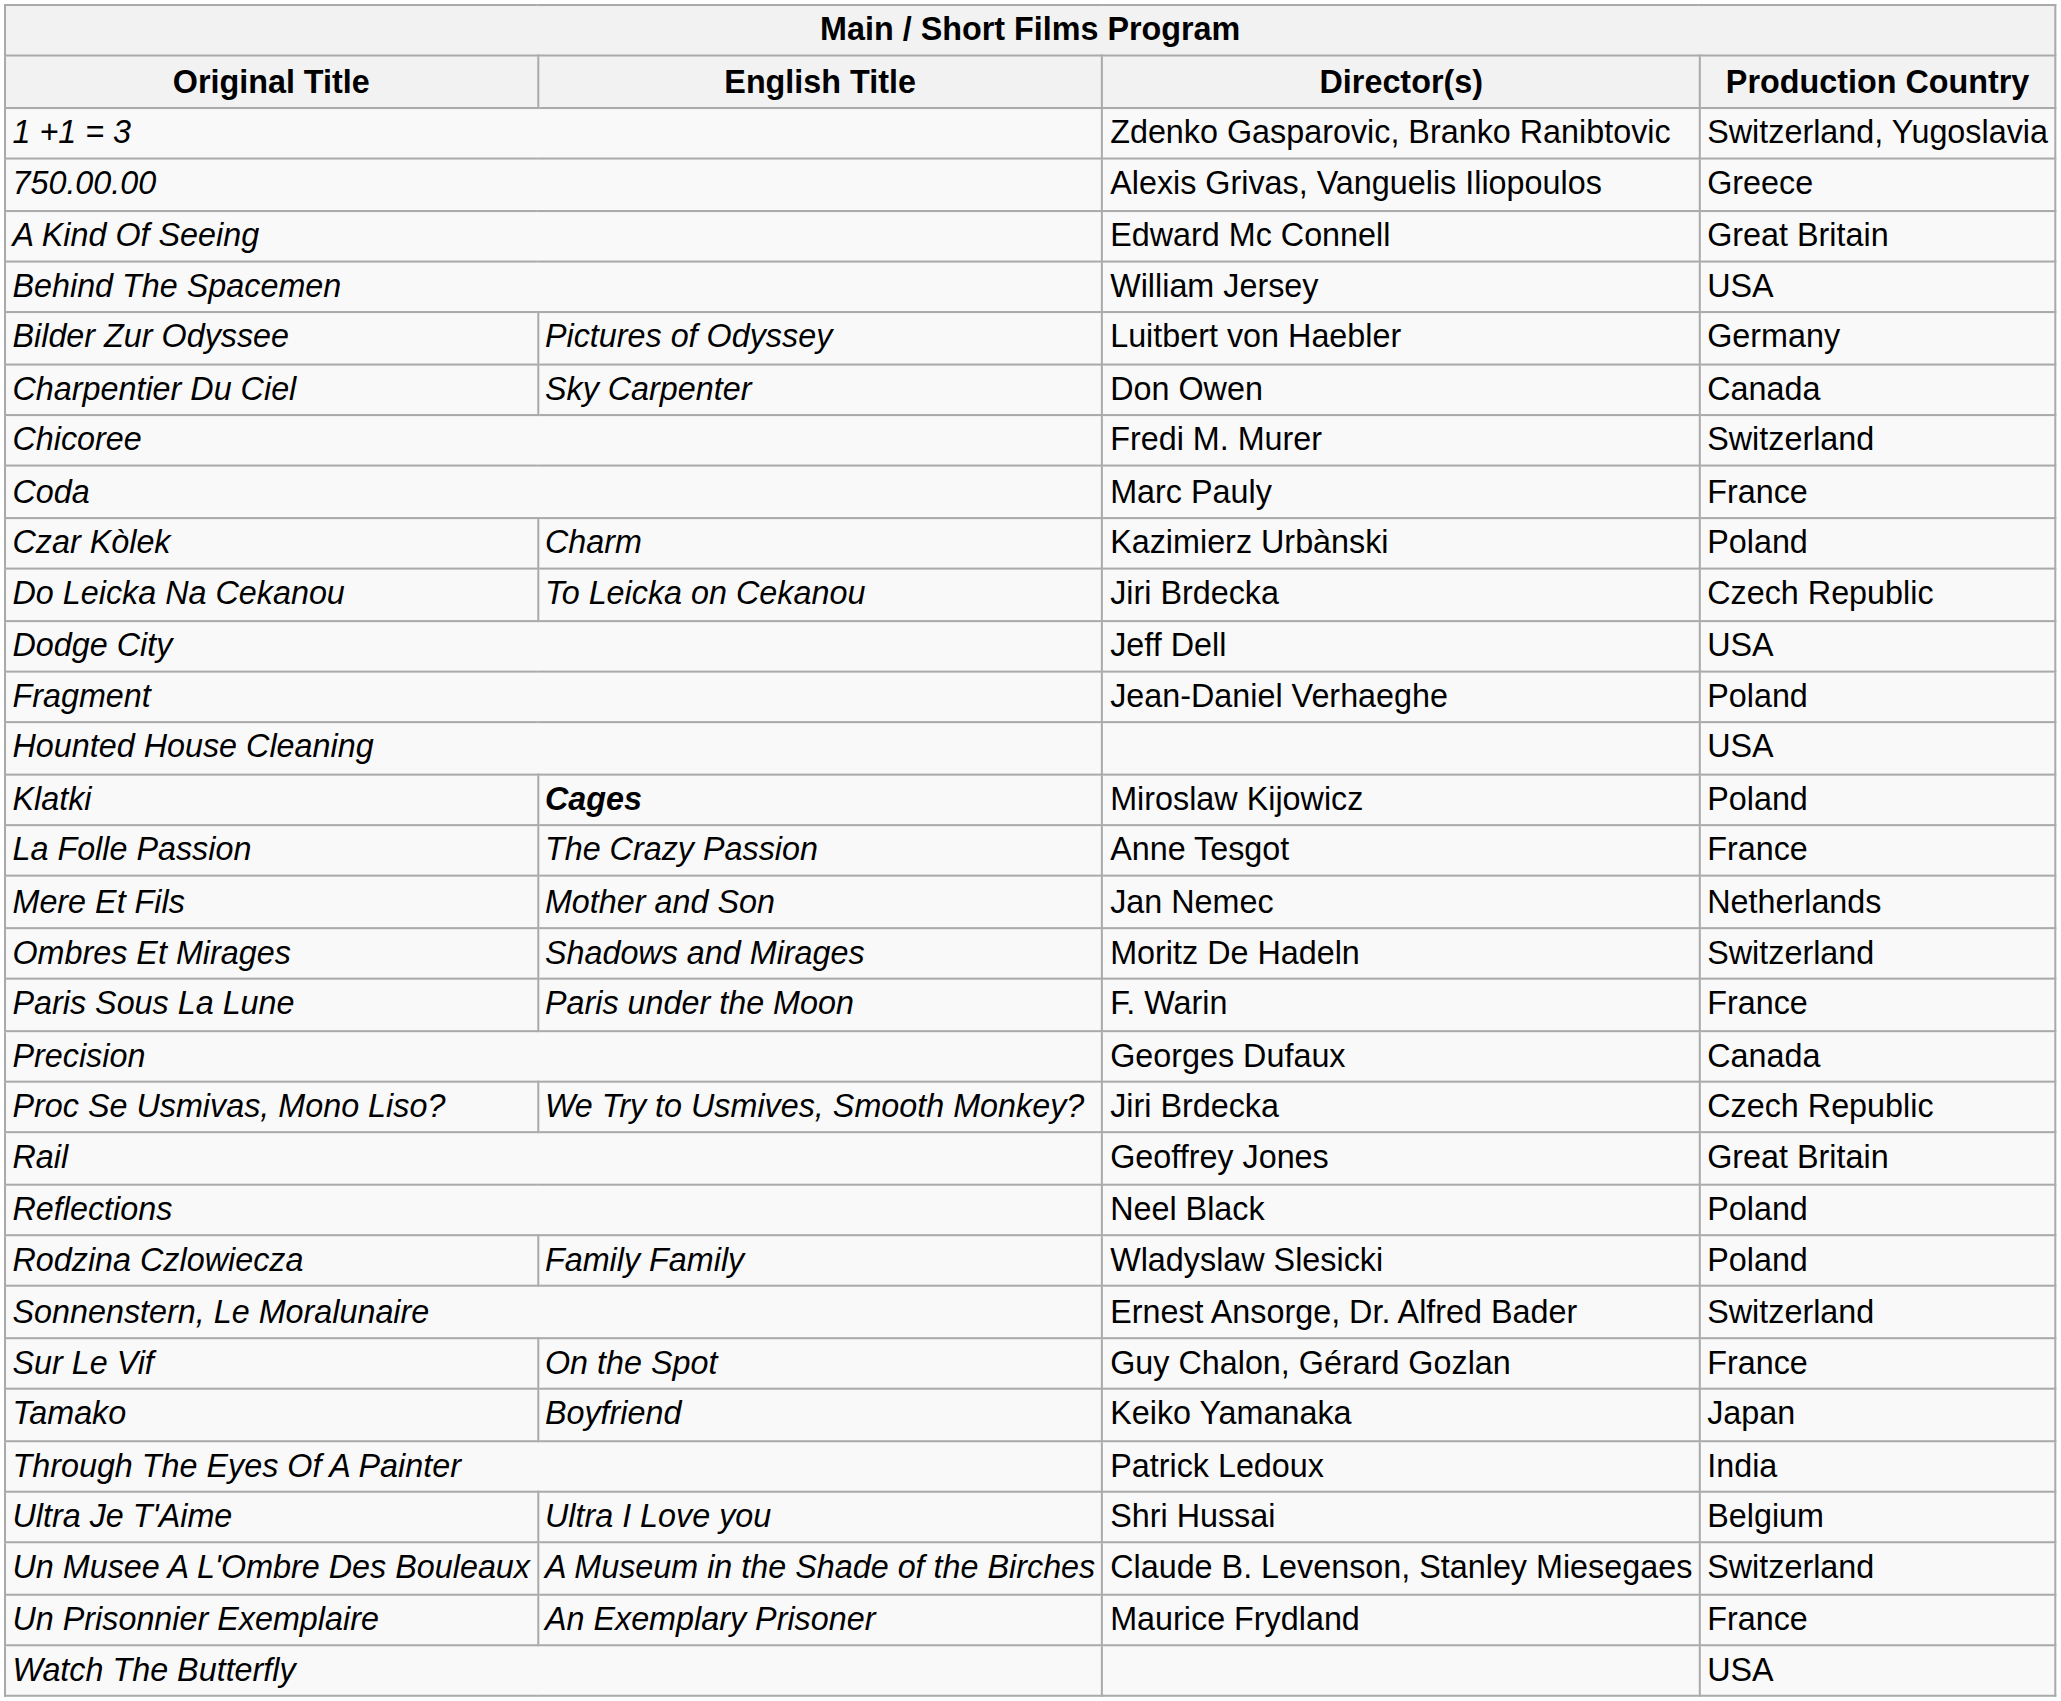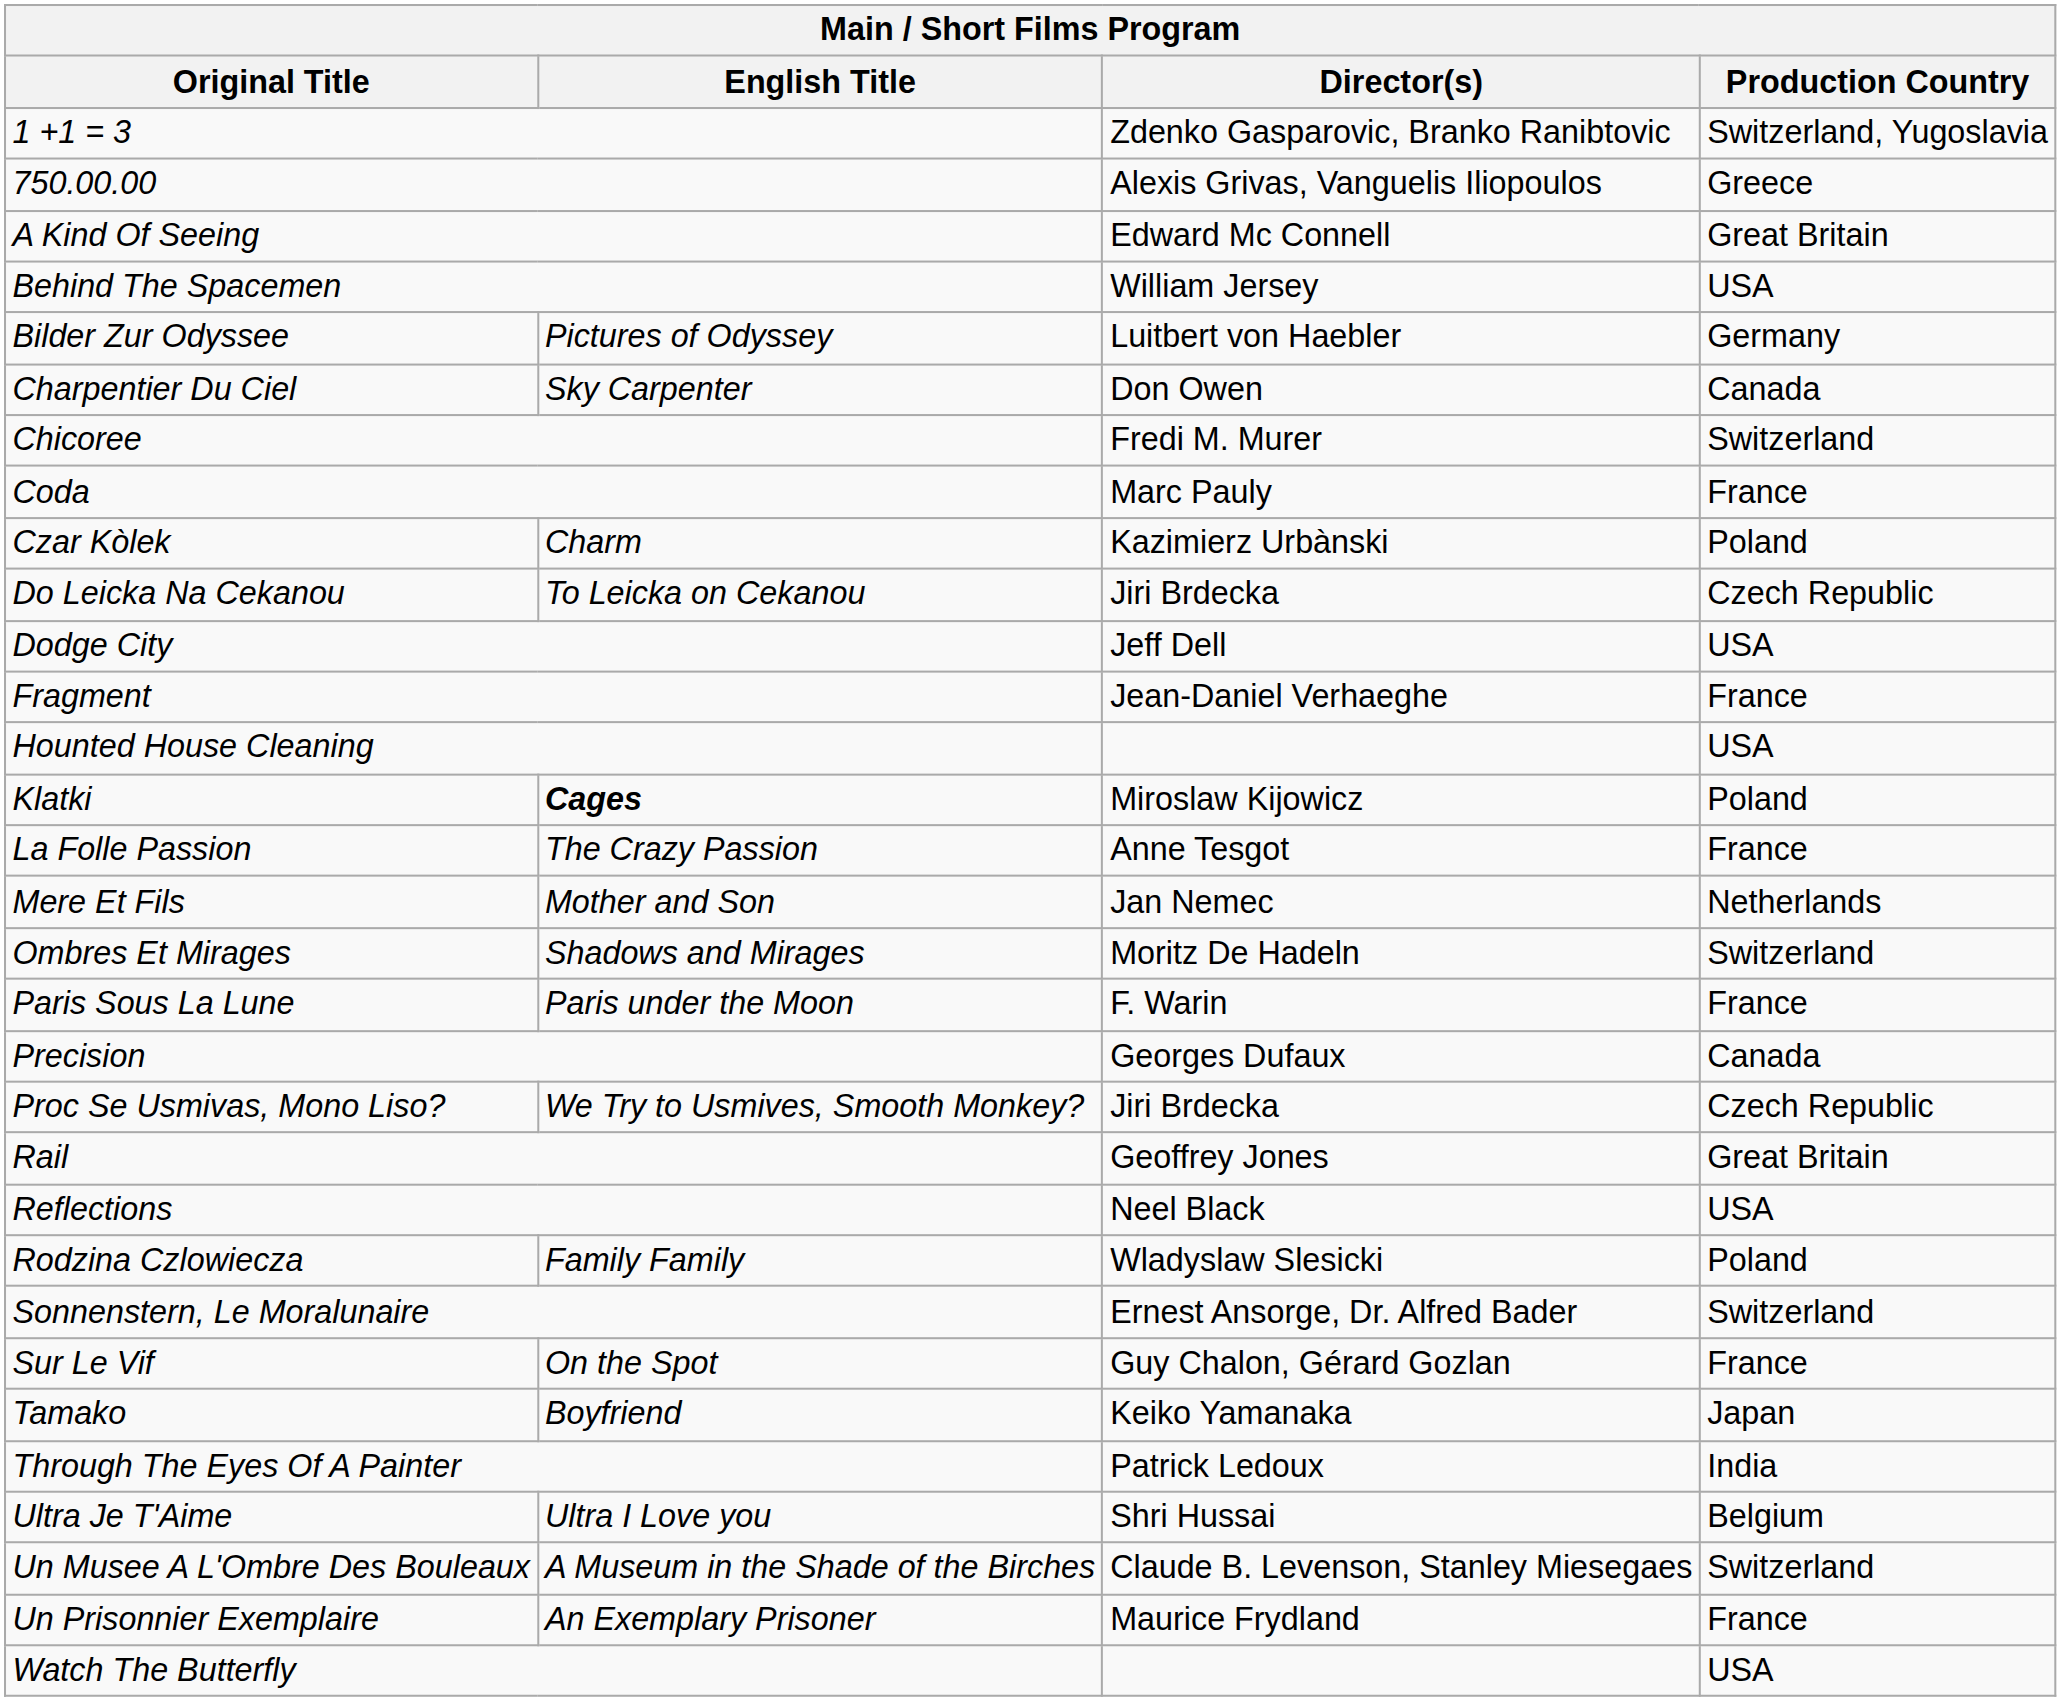(1758, 696) Poland -> (1758, 696) France
(1758, 1209) Poland -> (1740, 1209) USA
